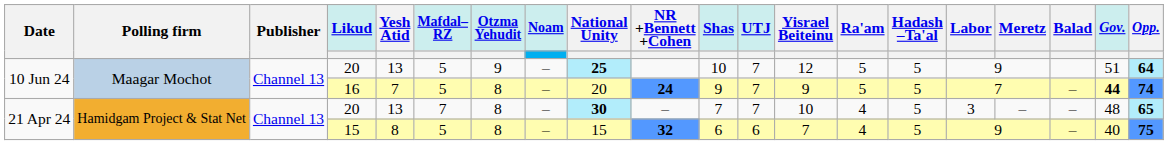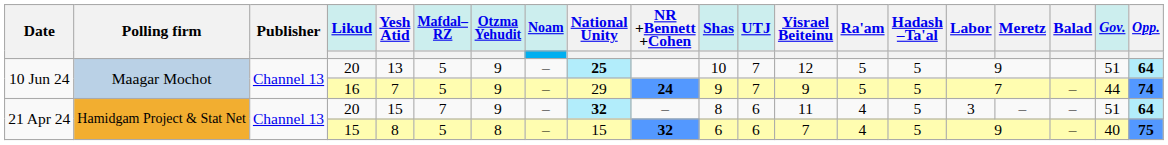(498, 89) 8 -> (498, 89) 9
(599, 89) 20 -> (599, 89) 29
(1112, 89) bold -> (1112, 89) normal
(395, 109) 13 -> (395, 109) 15
(498, 109) 8 -> (498, 109) 9
(599, 109) 30 -> (599, 109) 32
(718, 109) 7 -> (718, 109) 8
(756, 109) 7 -> (756, 109) 6
(806, 109) 10 -> (806, 109) 11
(1112, 109) 48 -> (1112, 109) 51
(1146, 109) 65 -> (1146, 109) 64
